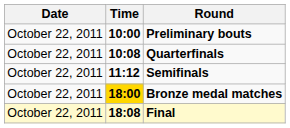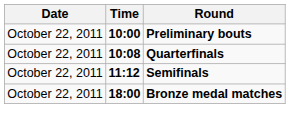(124, 93) gold background -> (124, 93) no background
- row: (161, 113)
